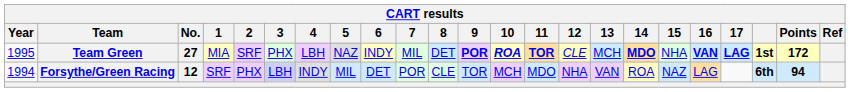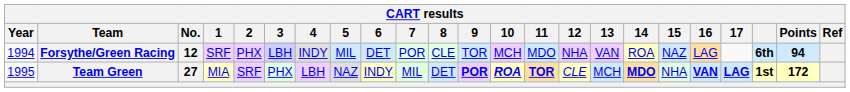rows swapped: (108, 72) <-> (108, 52)
